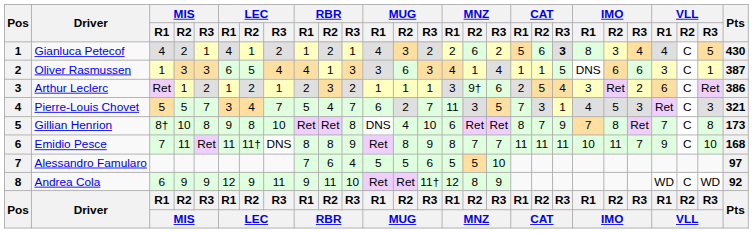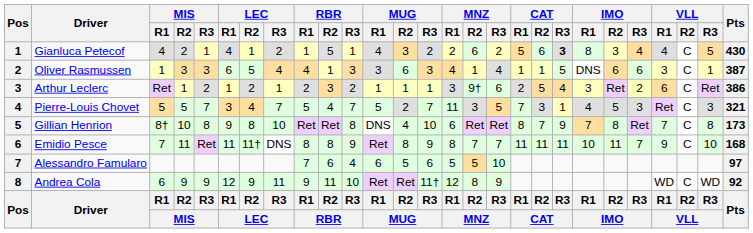(330, 51) 2 -> (330, 51) 5
(378, 107) 6 -> (378, 107) 5
(378, 163) 5 -> (378, 163) 6
